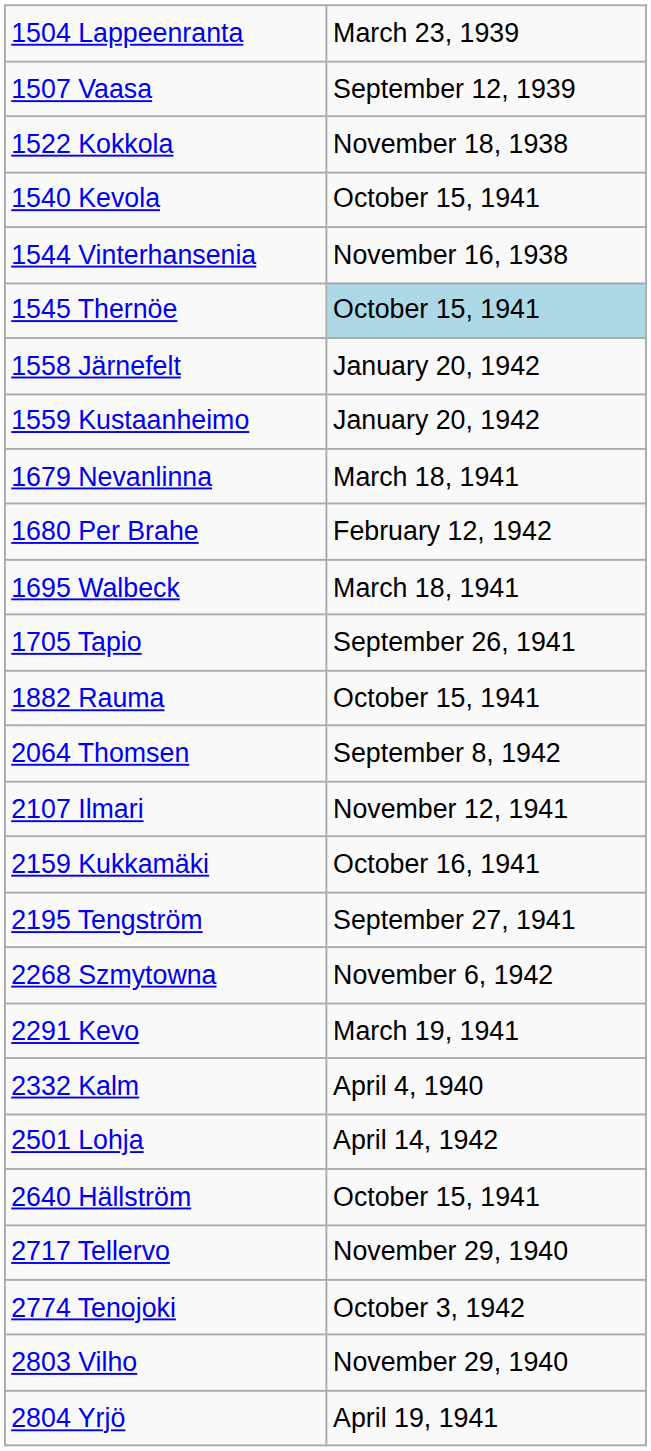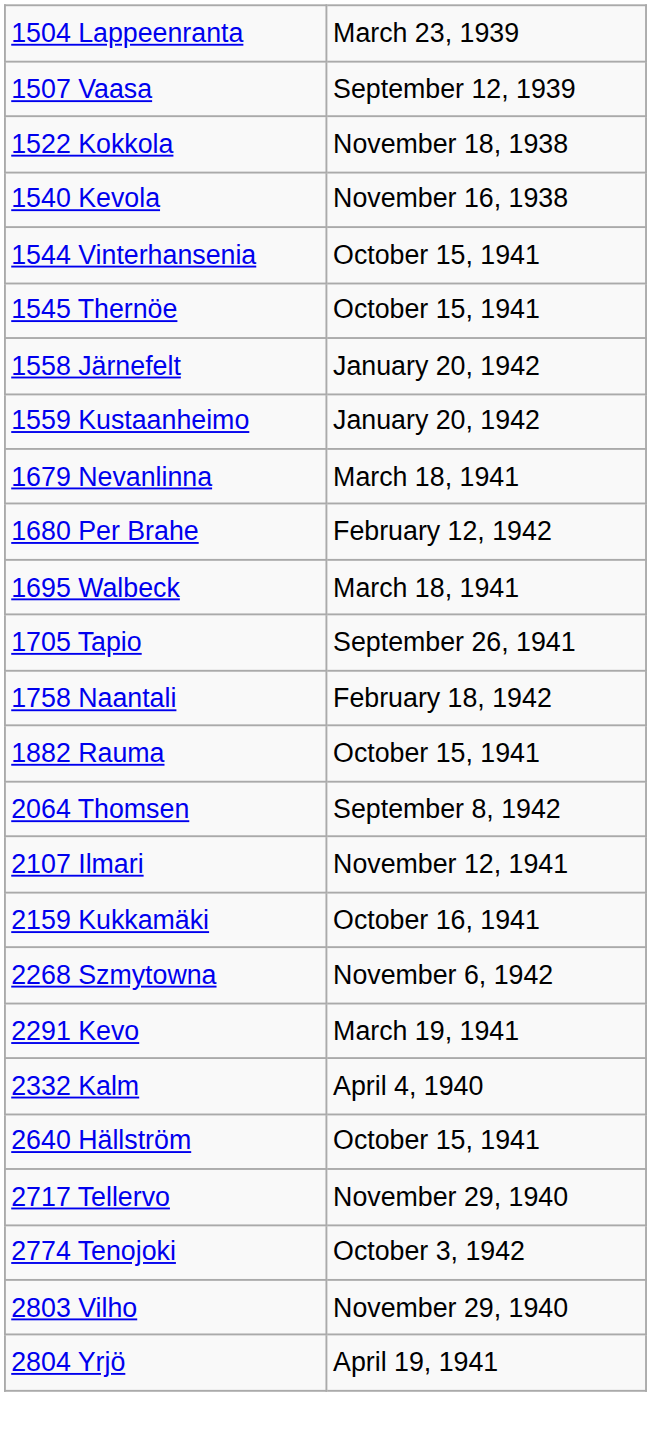(436, 199) October 15, 1941 -> (451, 199) November 16, 1938
(451, 254) November 16, 1938 -> (436, 254) October 15, 1941
(436, 310) lightblue background -> (436, 310) no background
+ row: (94, 697)
- row: (107, 919)
- row: (77, 1141)
